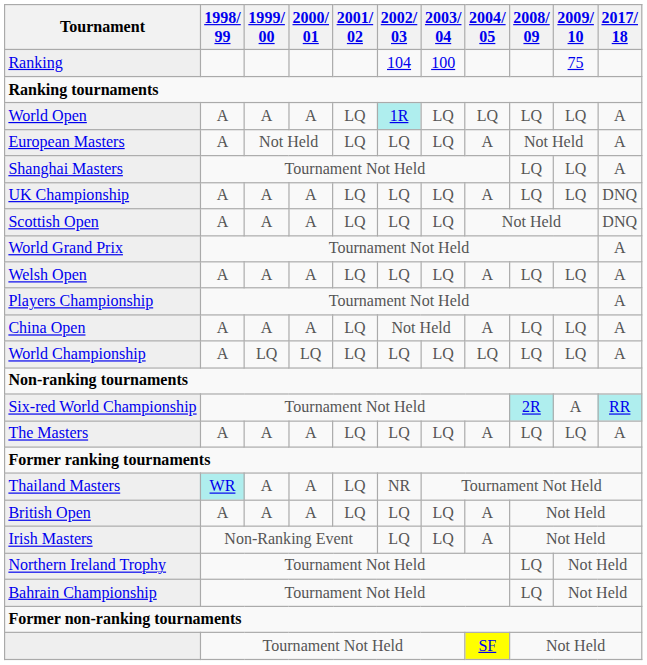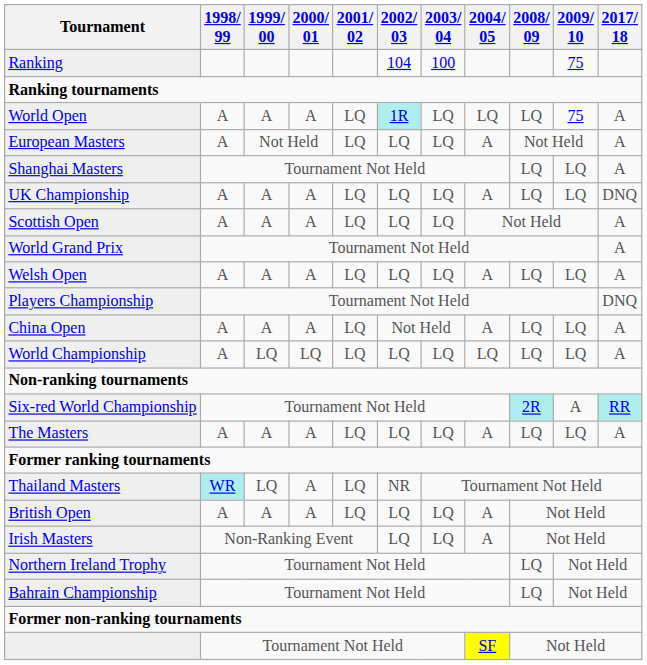(576, 115) LQ -> (576, 115) 75
(620, 221) DNQ -> (620, 221) A
(620, 300) A -> (620, 300) DNQ
(267, 486) A -> (267, 486) LQ
